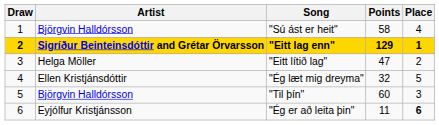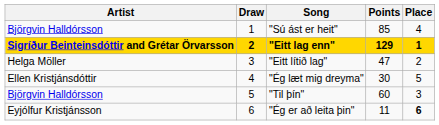columns swapped: (20, 12) <-> (151, 12)
(384, 29) 58 -> (384, 29) 85
(384, 78) 32 -> (384, 78) 30
